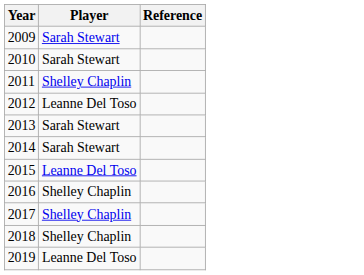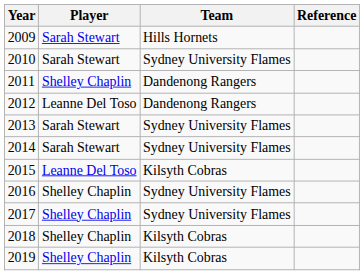+ column: (217, 15)
(89, 258) Leanne Del Toso -> (87, 258) Shelley Chaplin
